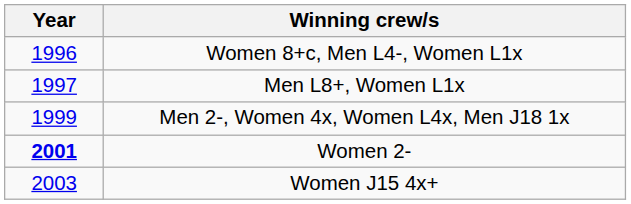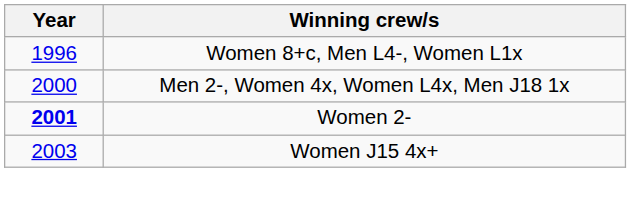- row: (364, 85)
(54, 118) 1999 -> (54, 85) 2000
